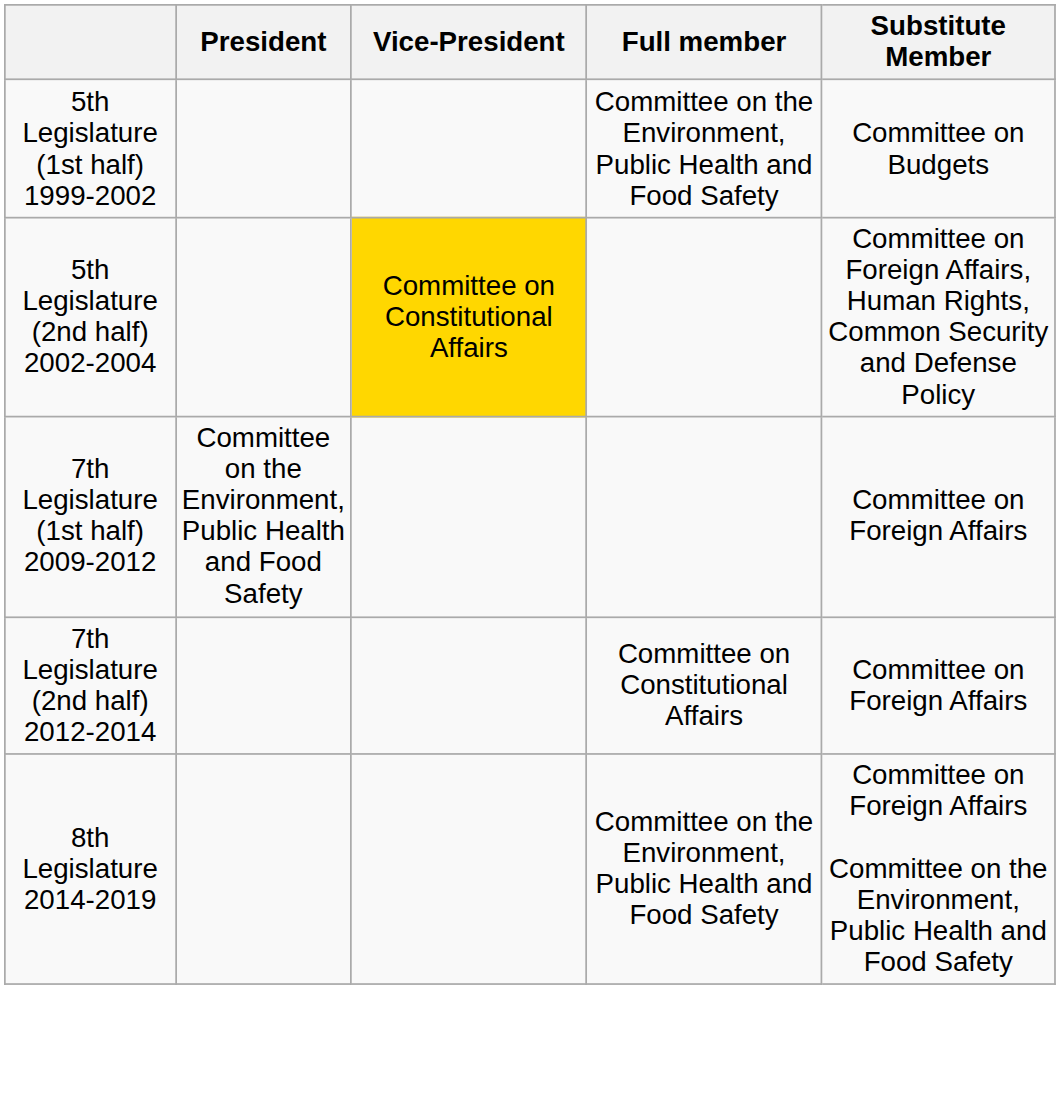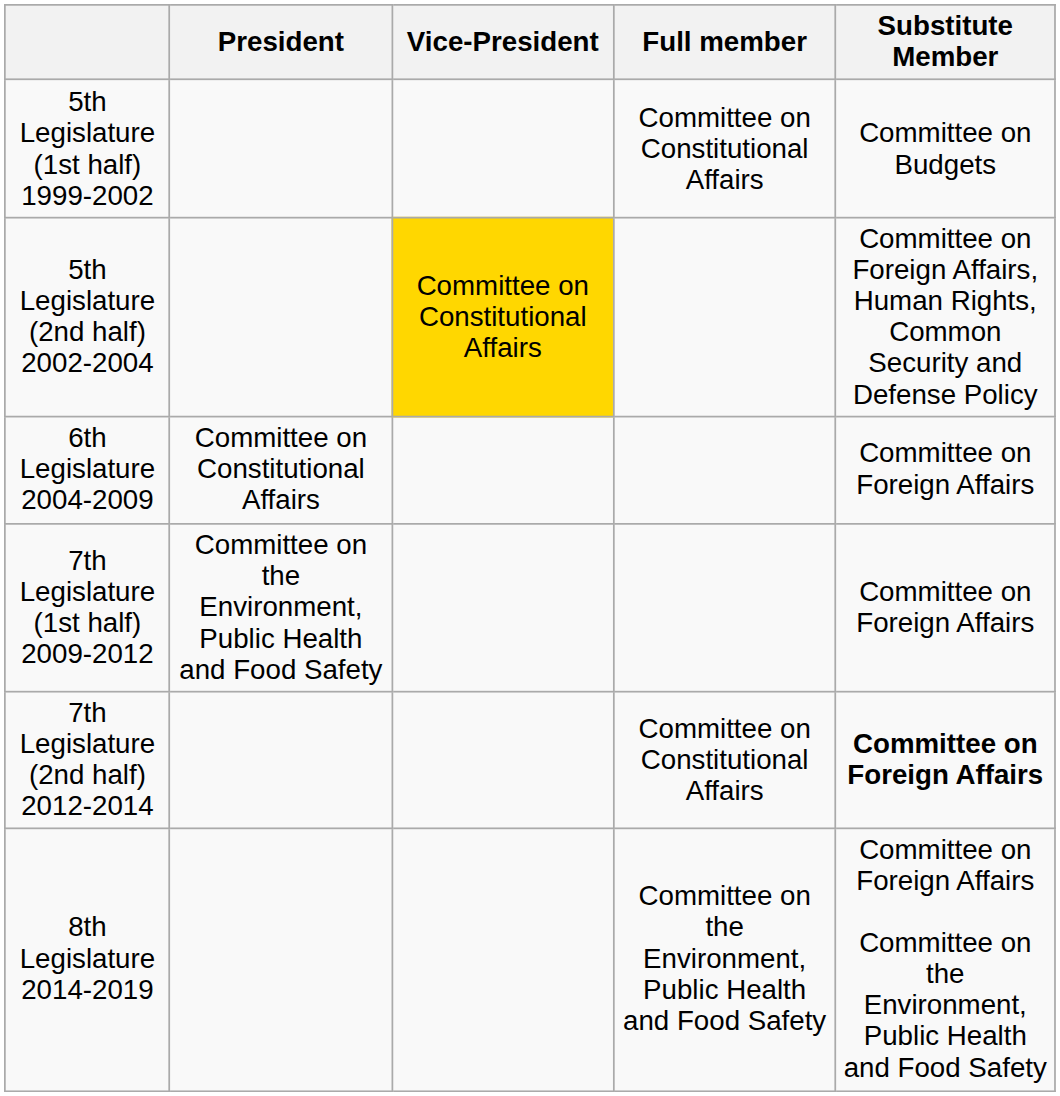(704, 148) Committee on the Environment, Public Health and Food Safety -> (725, 148) Committee on Constitutional Affairs
+ row: (87, 469)
(938, 684) normal -> (945, 759) bold
